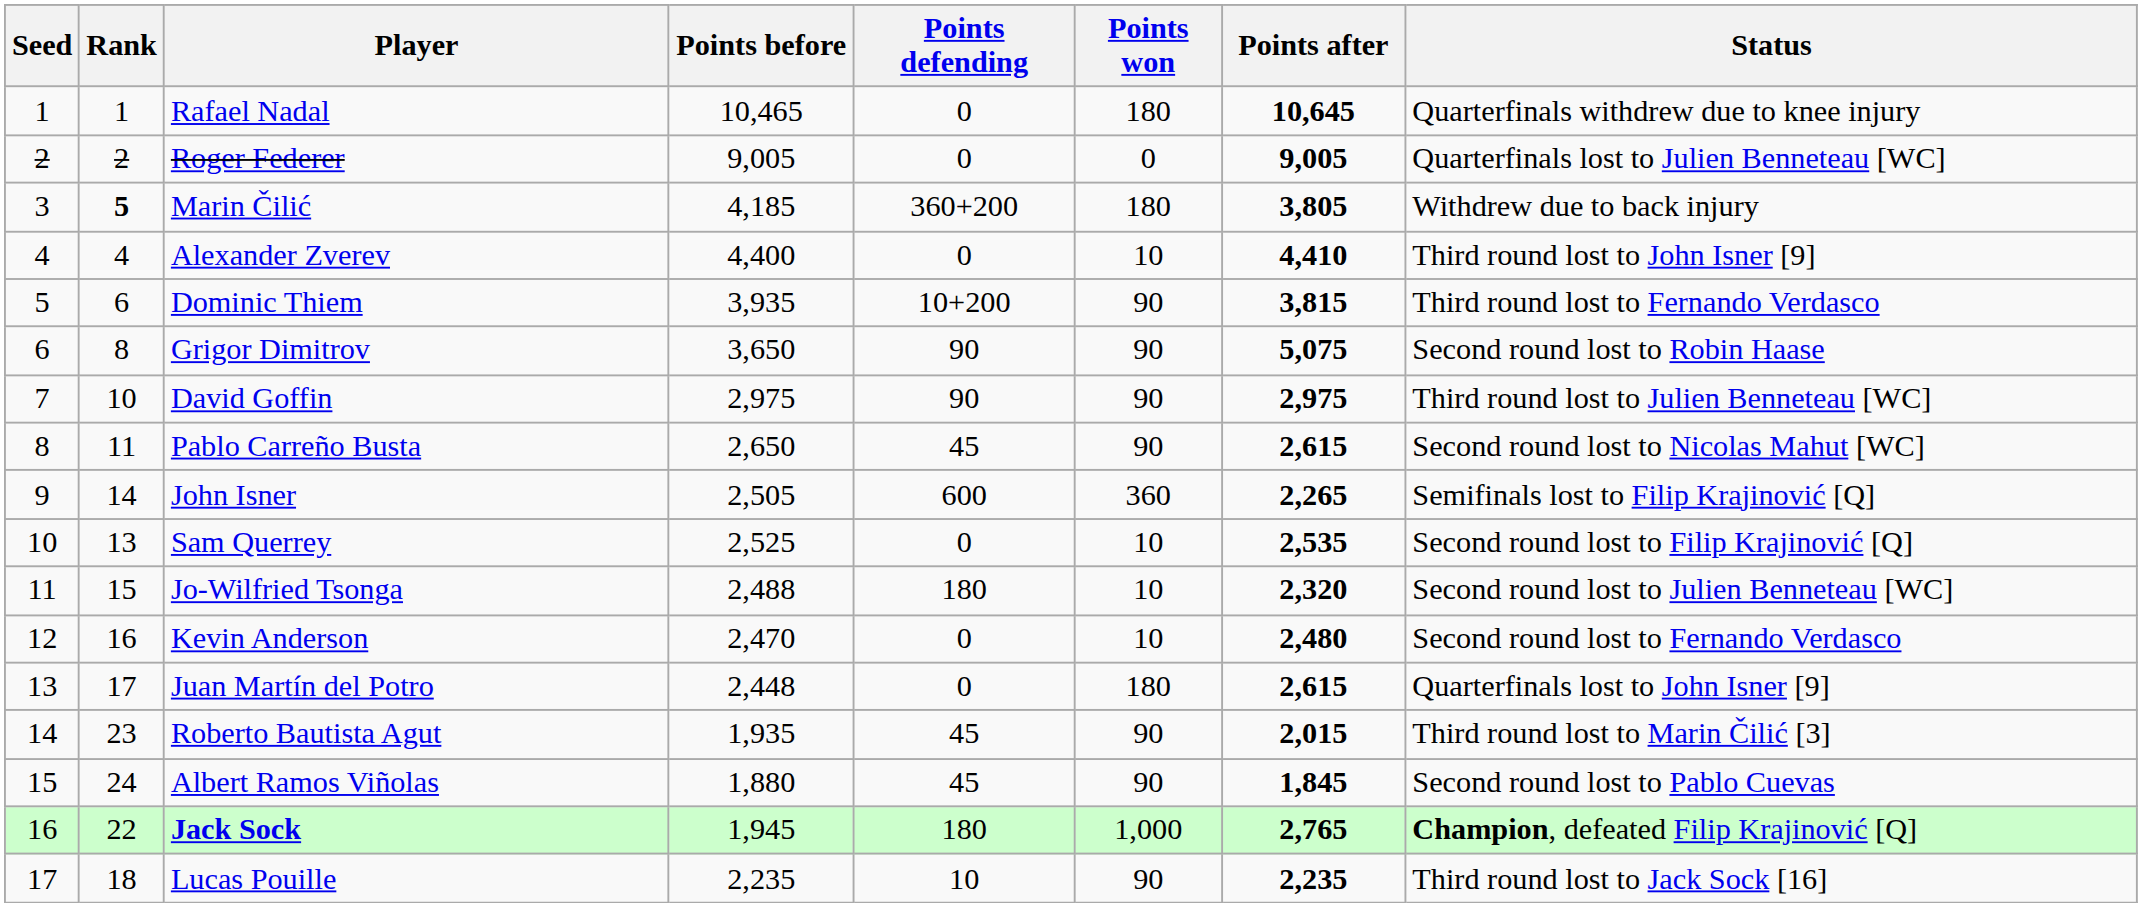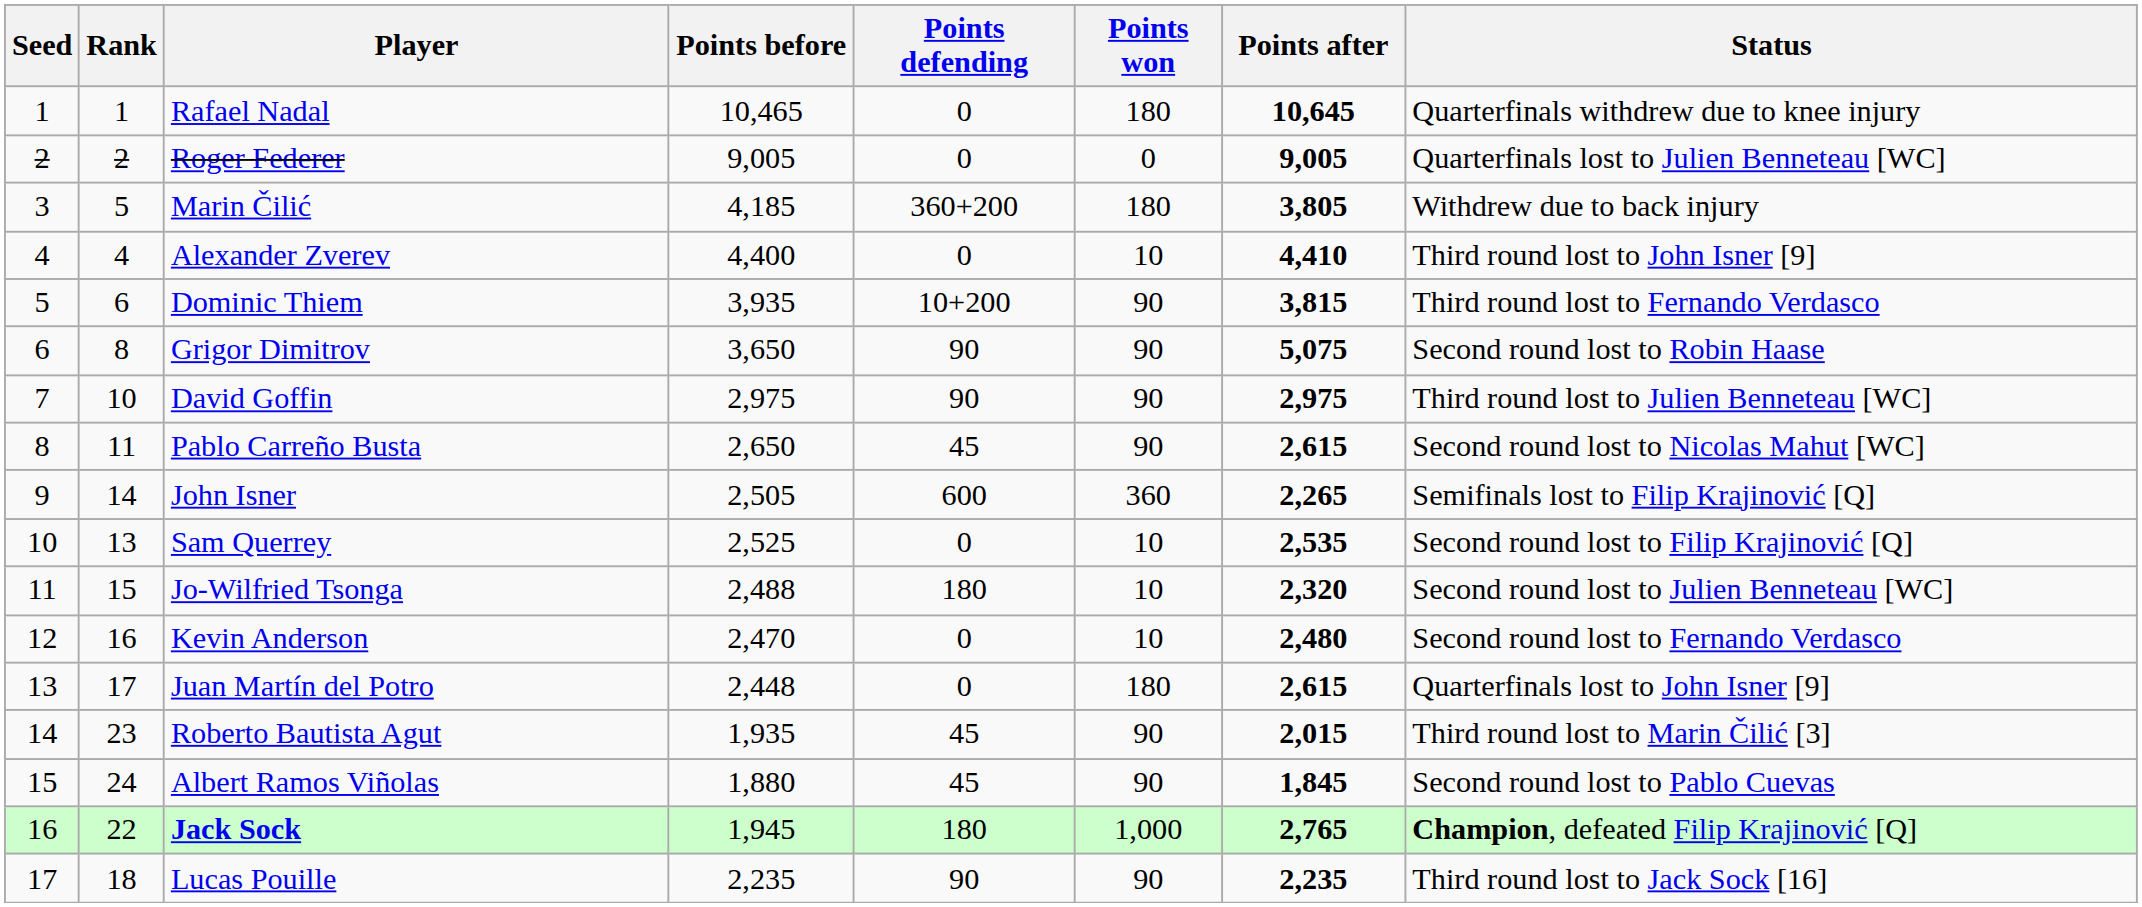(122, 206) bold -> (122, 206) normal
(964, 877) 10 -> (964, 877) 90
